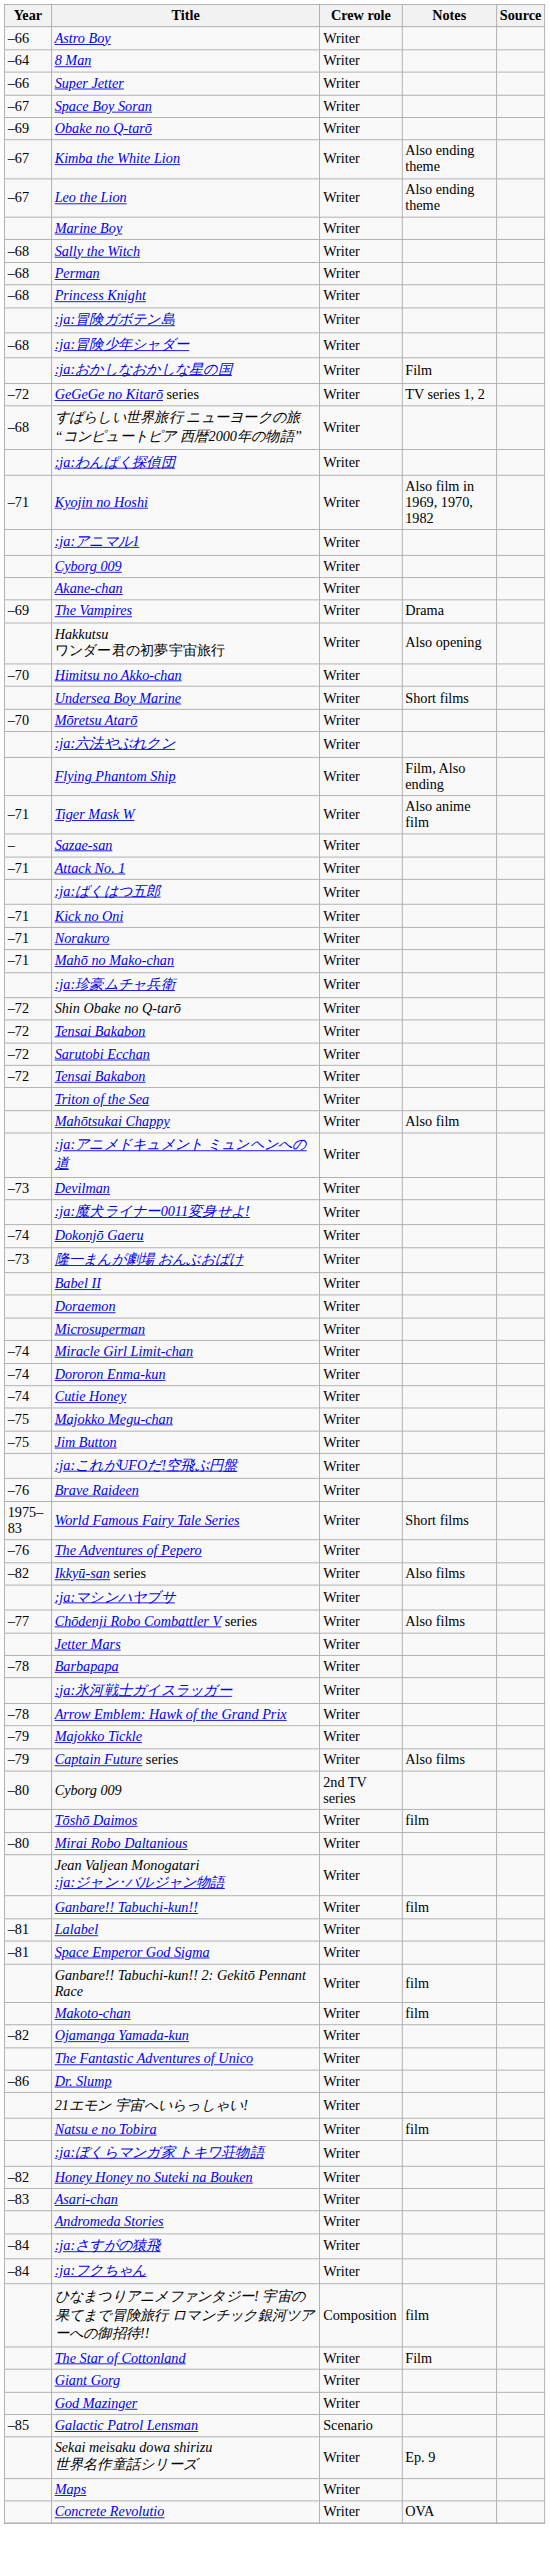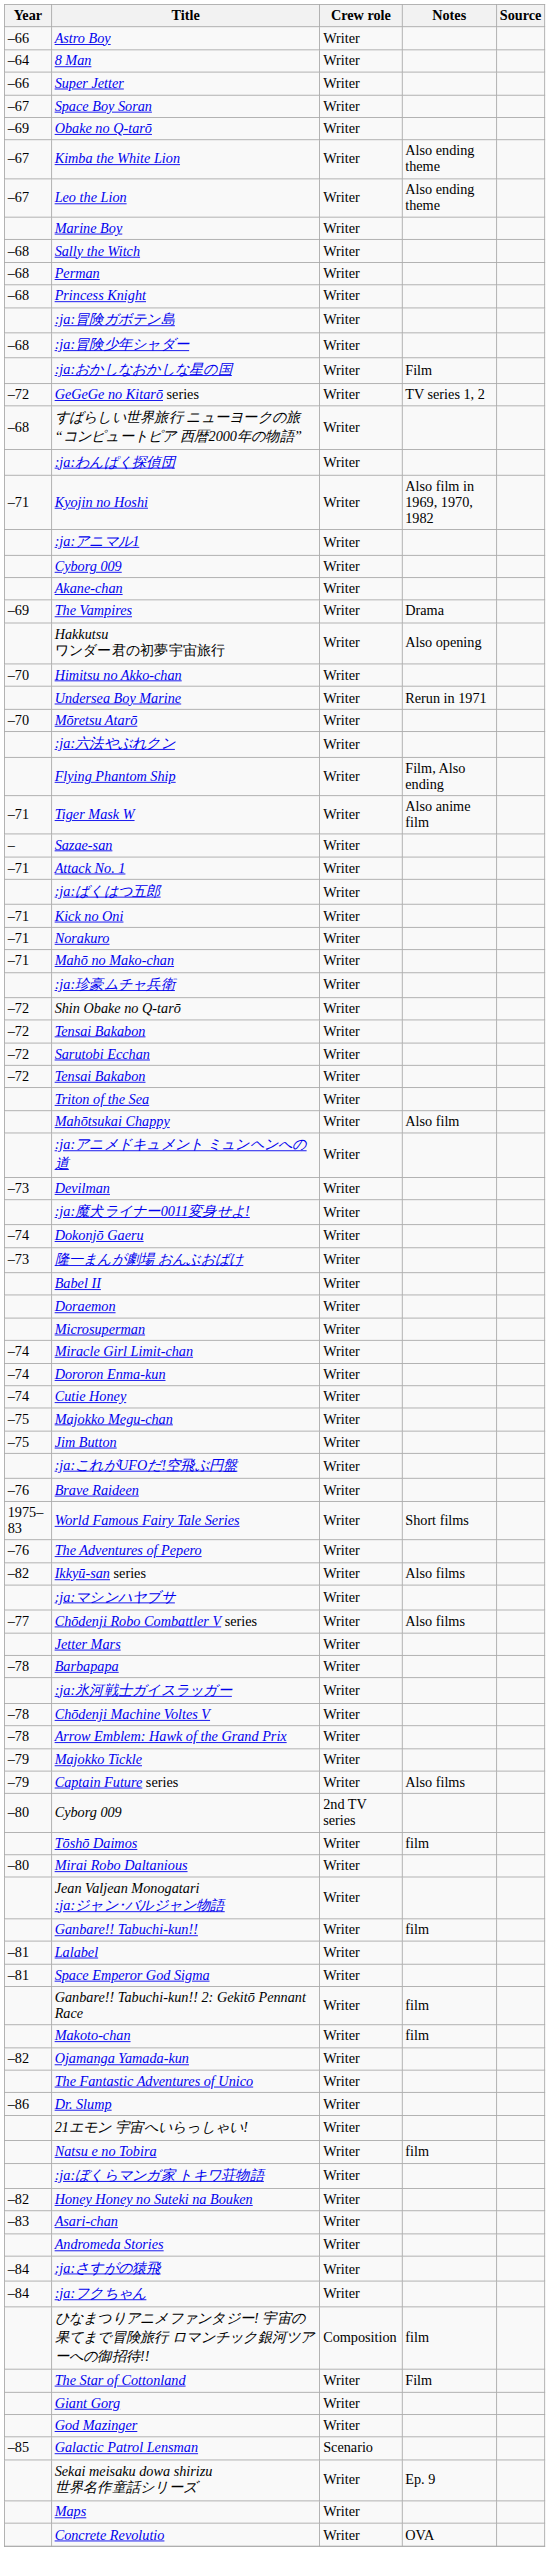(437, 697) Short films -> (446, 697) Rerun in 1971
+ row: (18, 1714)
